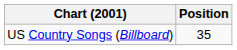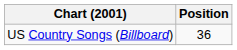(204, 34) 35 -> (204, 34) 36
